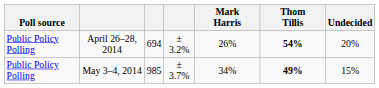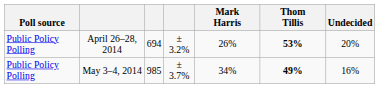(293, 44) 54% -> (293, 44) 53%
(350, 70) 15% -> (350, 70) 16%
